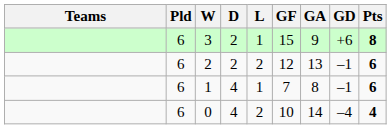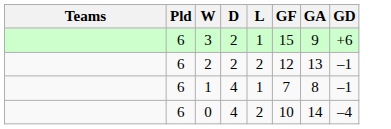- column: (373, 16)
